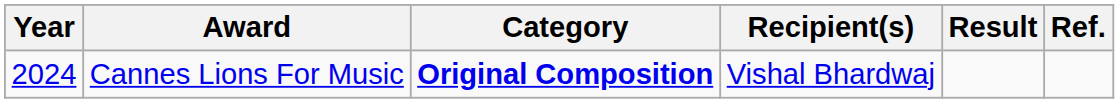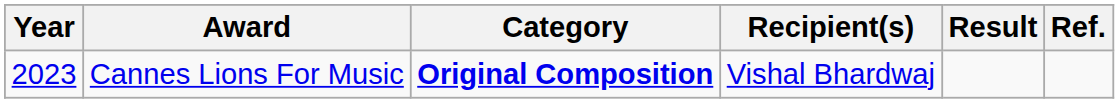(44, 73) 2024 -> (44, 73) 2023
